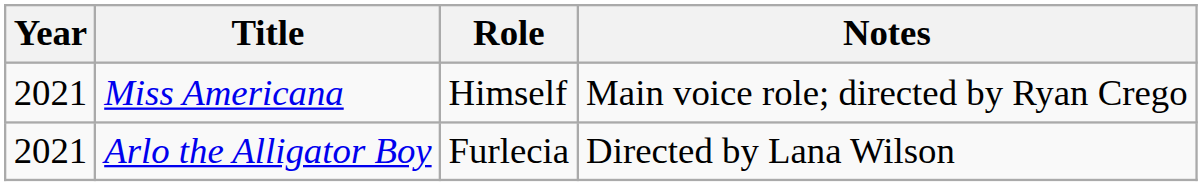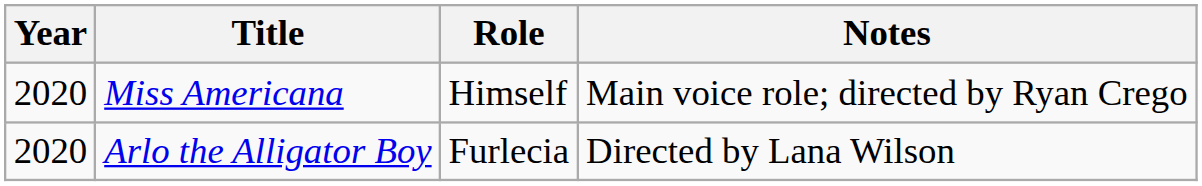(50, 92) 2021 -> (50, 92) 2020
(50, 150) 2021 -> (50, 150) 2020
